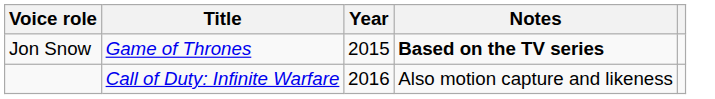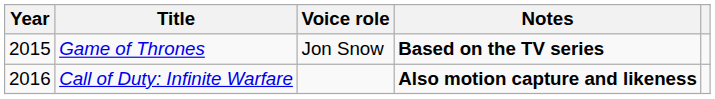columns swapped: (369, 19) <-> (53, 19)
(536, 78) normal -> (548, 78) bold
